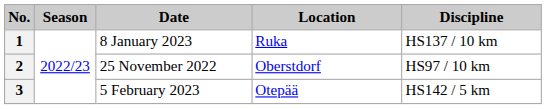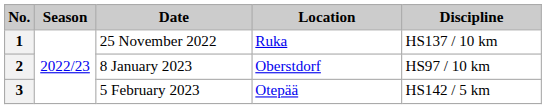(146, 41) 8 January 2023 -> (158, 41) 25 November 2022
(158, 66) 25 November 2022 -> (146, 66) 8 January 2023
